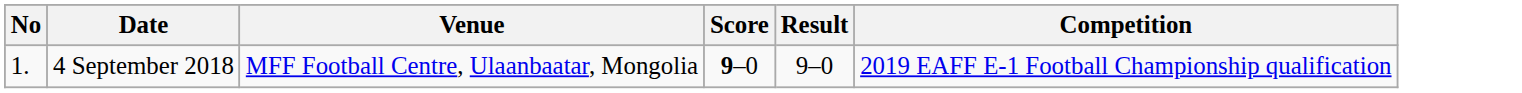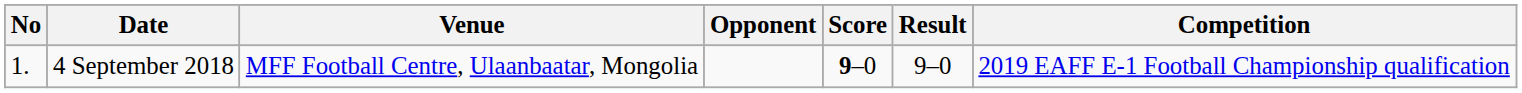+ column: (763, 24)
